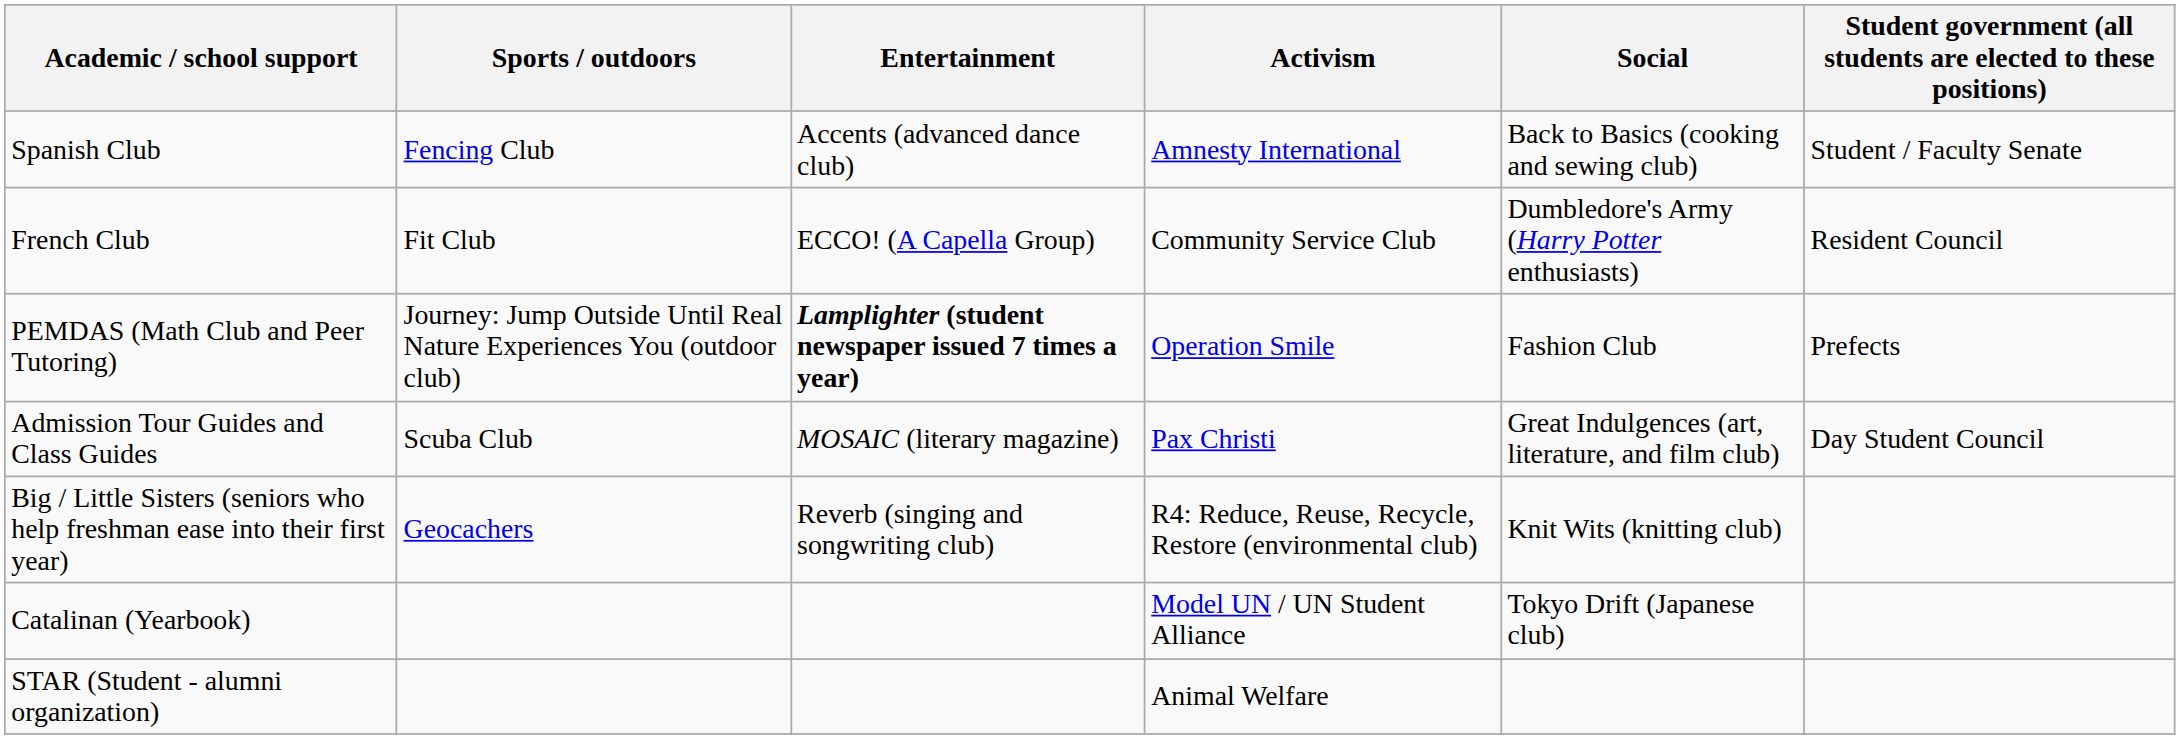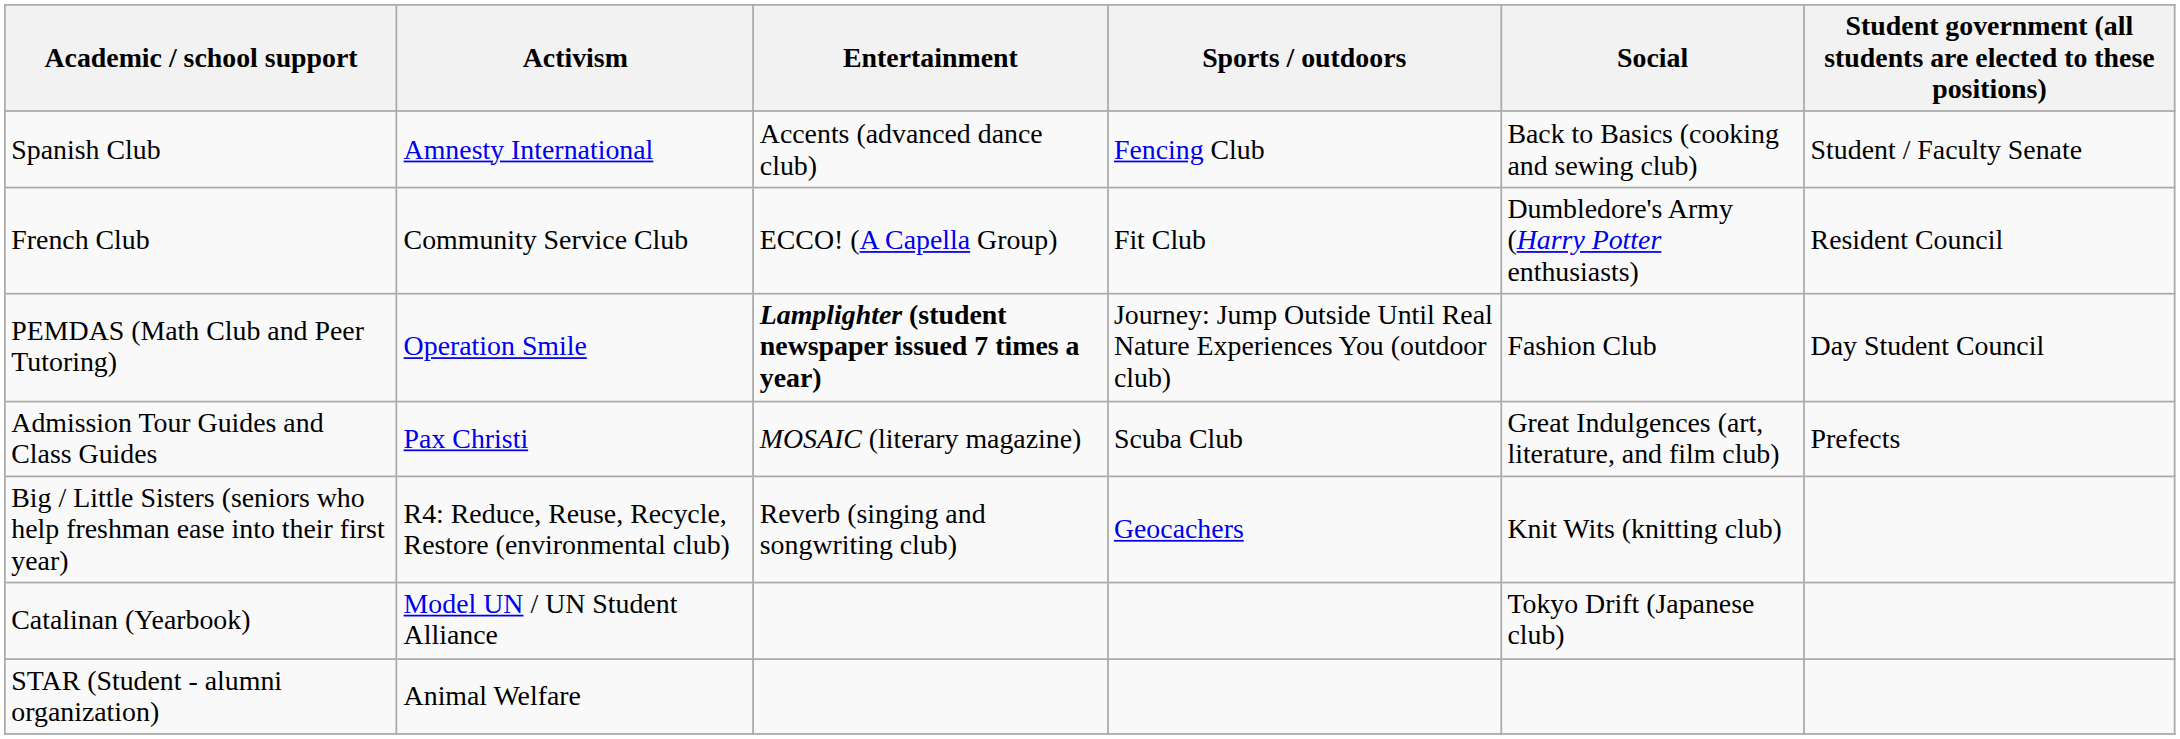columns swapped: (1323, 57) <-> (594, 57)
(1855, 346) Prefects -> (1927, 346) Day Student Council
(1927, 438) Day Student Council -> (1855, 438) Prefects
